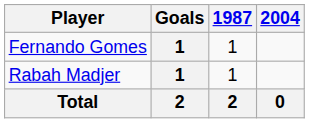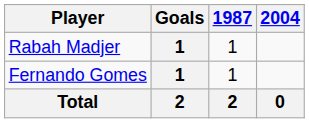rows swapped: (78, 46) <-> (64, 74)
